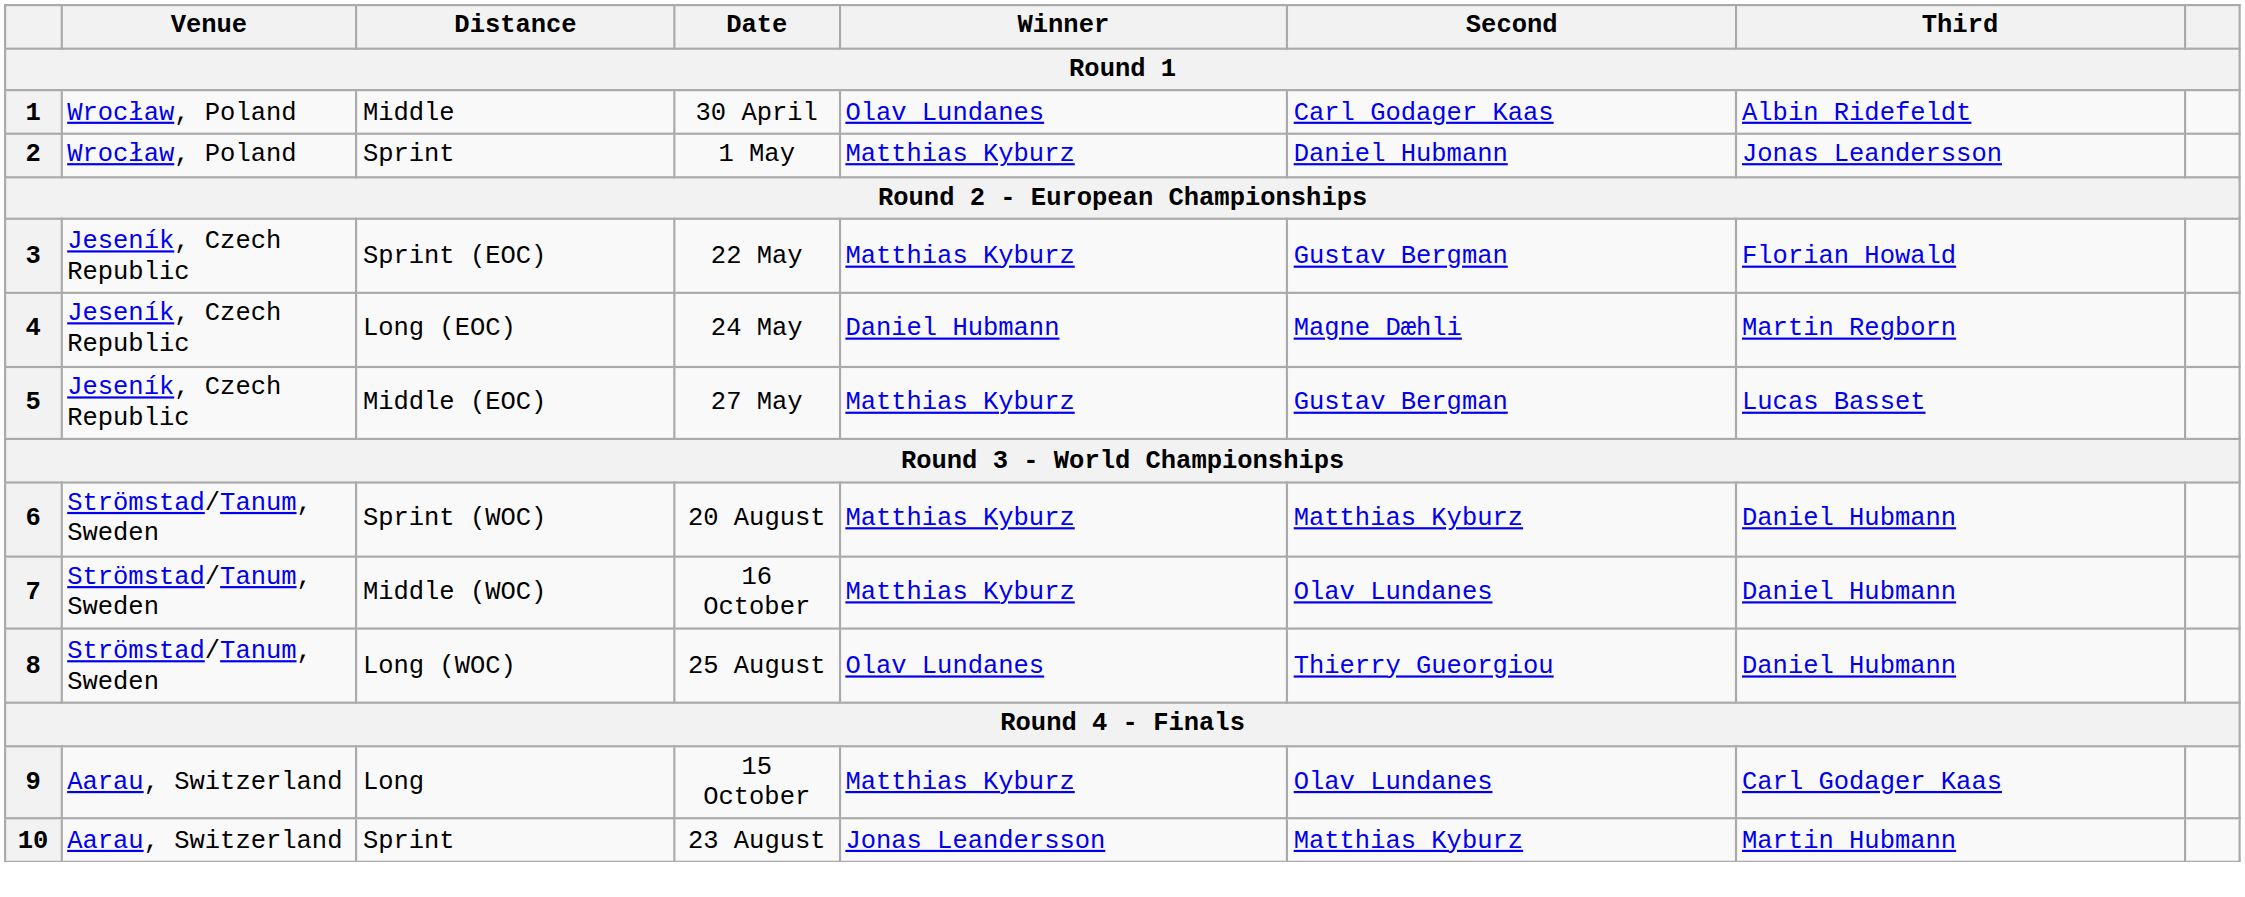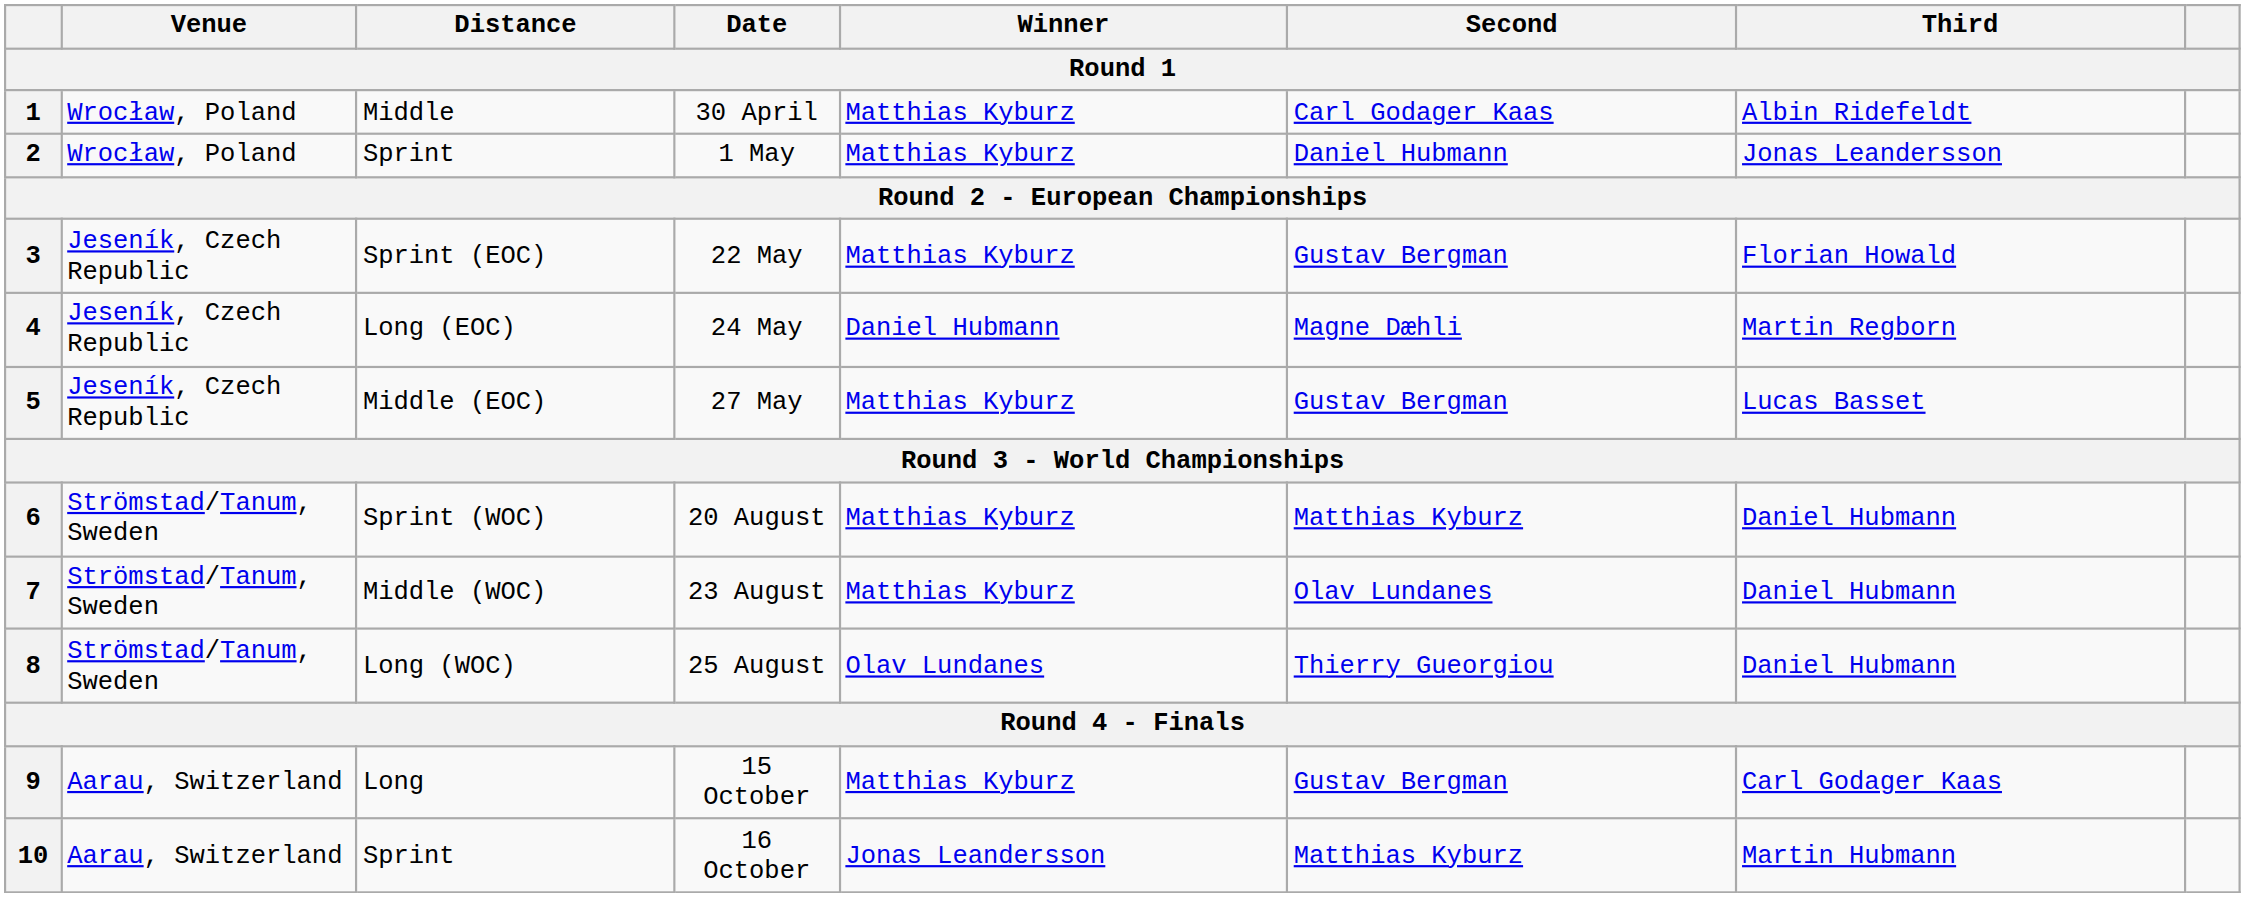(945, 112) Olav Lundanes -> (960, 112) Matthias Kyburz
(757, 592) 16 October -> (757, 592) 23 August
(1393, 782) Olav Lundanes -> (1401, 782) Gustav Bergman
(757, 840) 23 August -> (757, 855) 16 October
